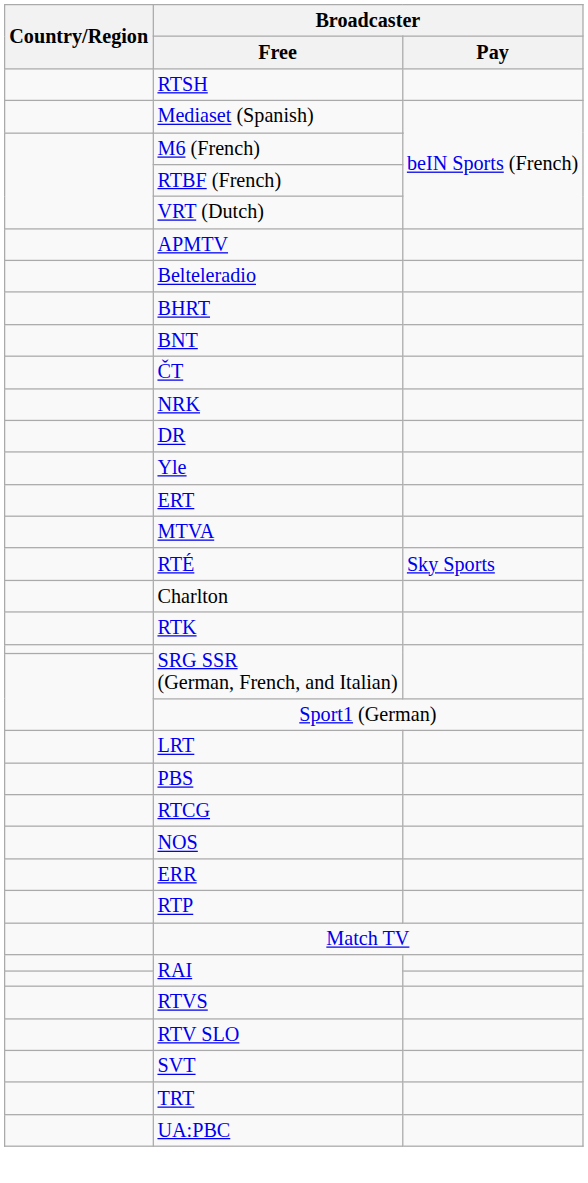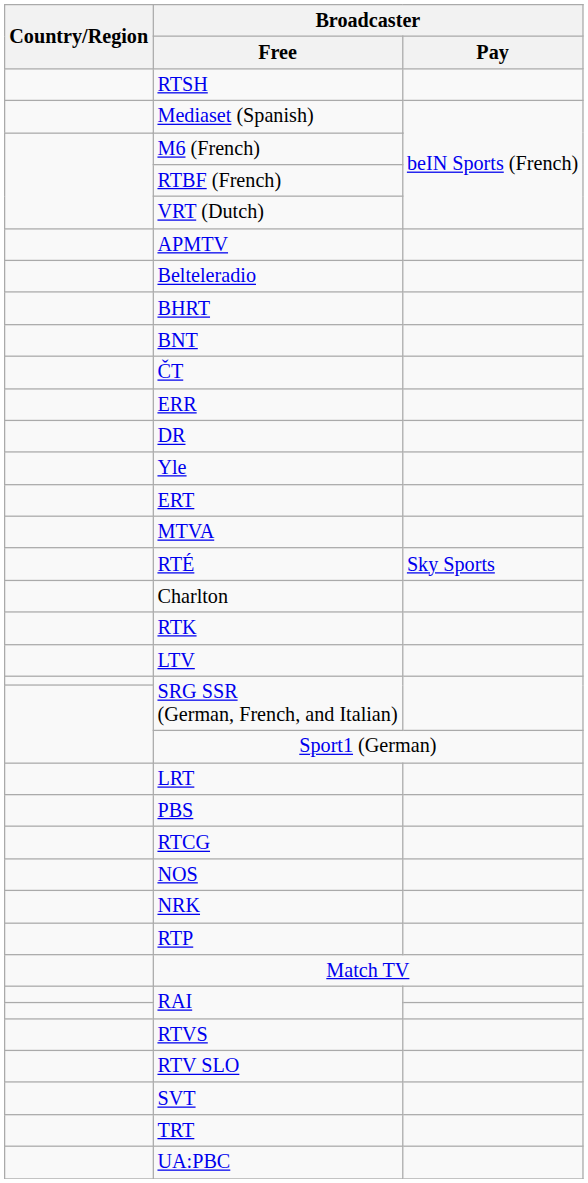rows swapped: (177, 874) <-> (179, 404)
+ row: (176, 659)
